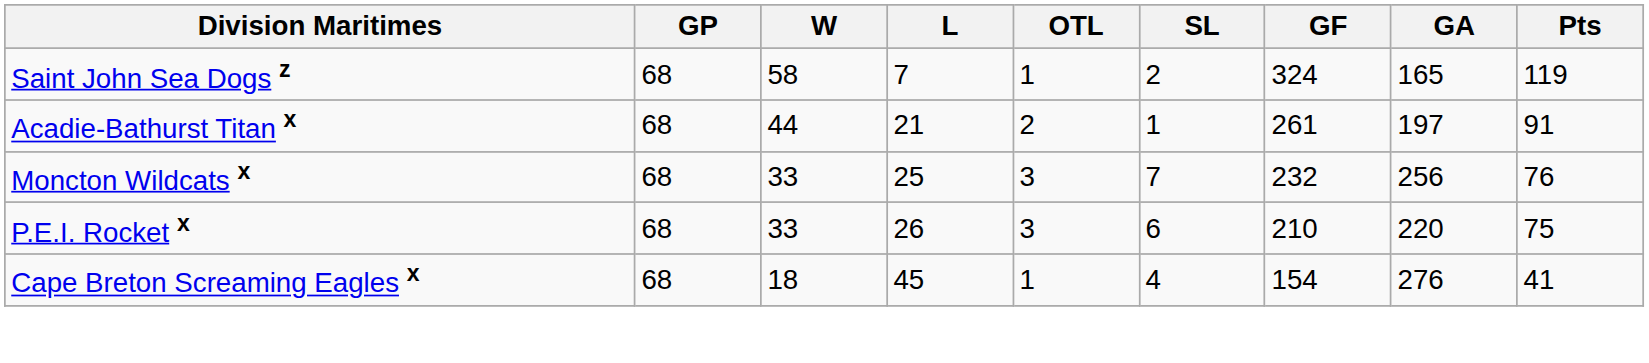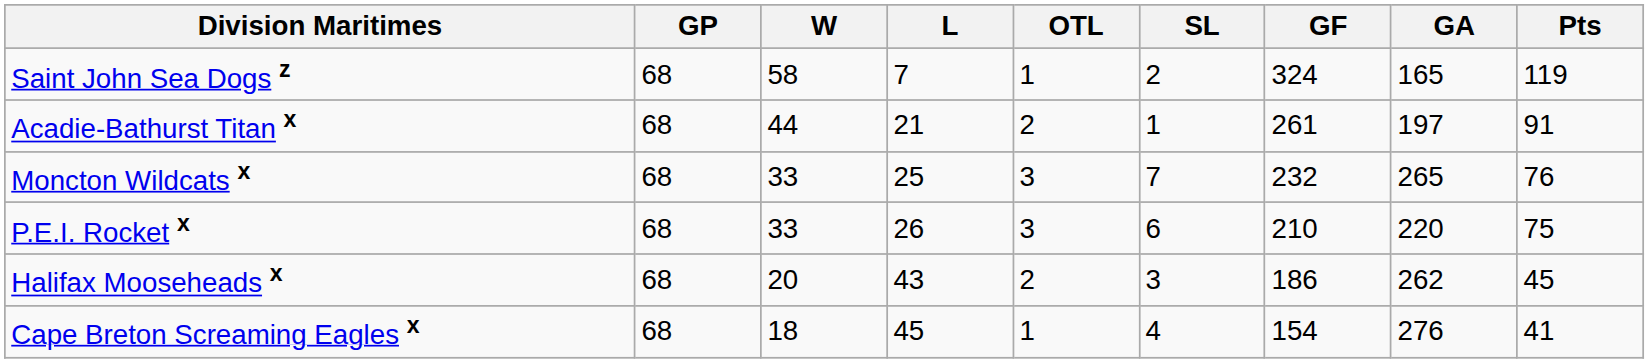(1421, 176) 256 -> (1421, 176) 265
+ row: (147, 279)
